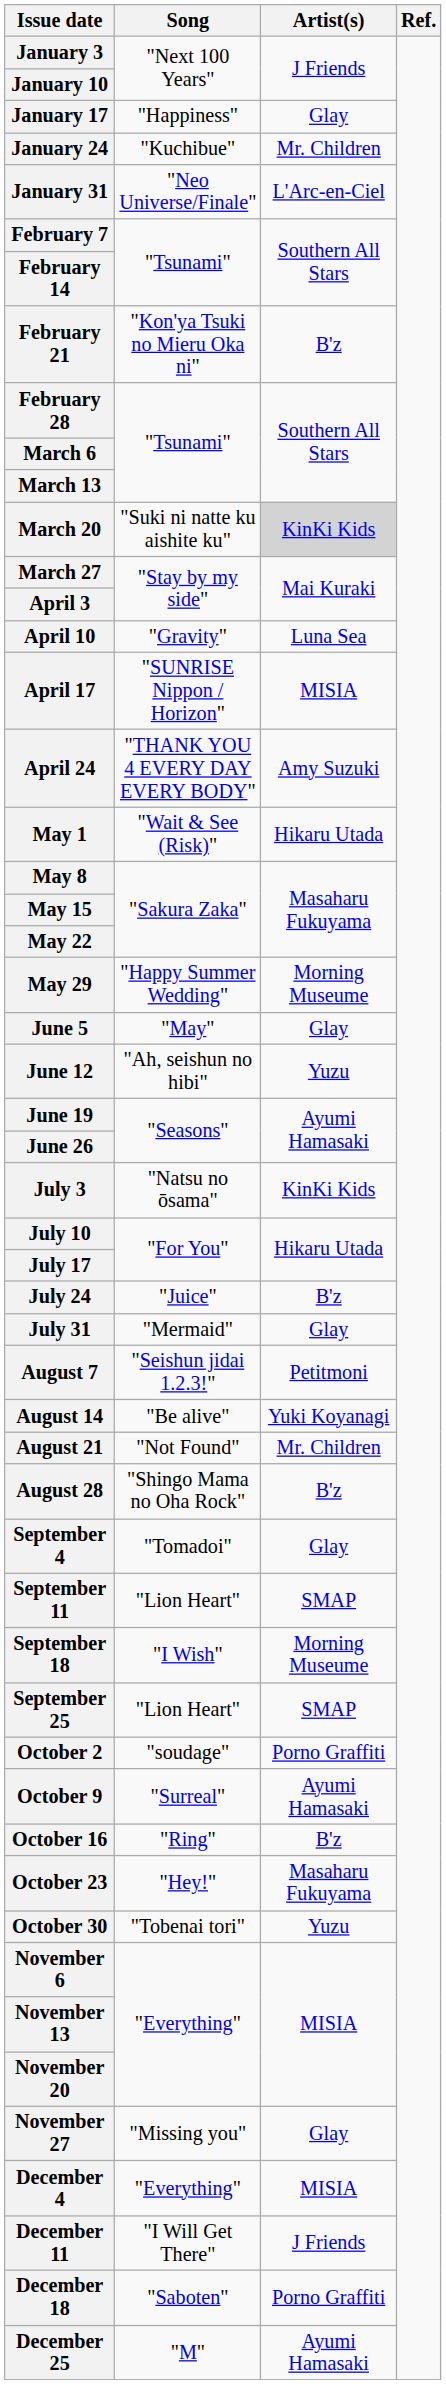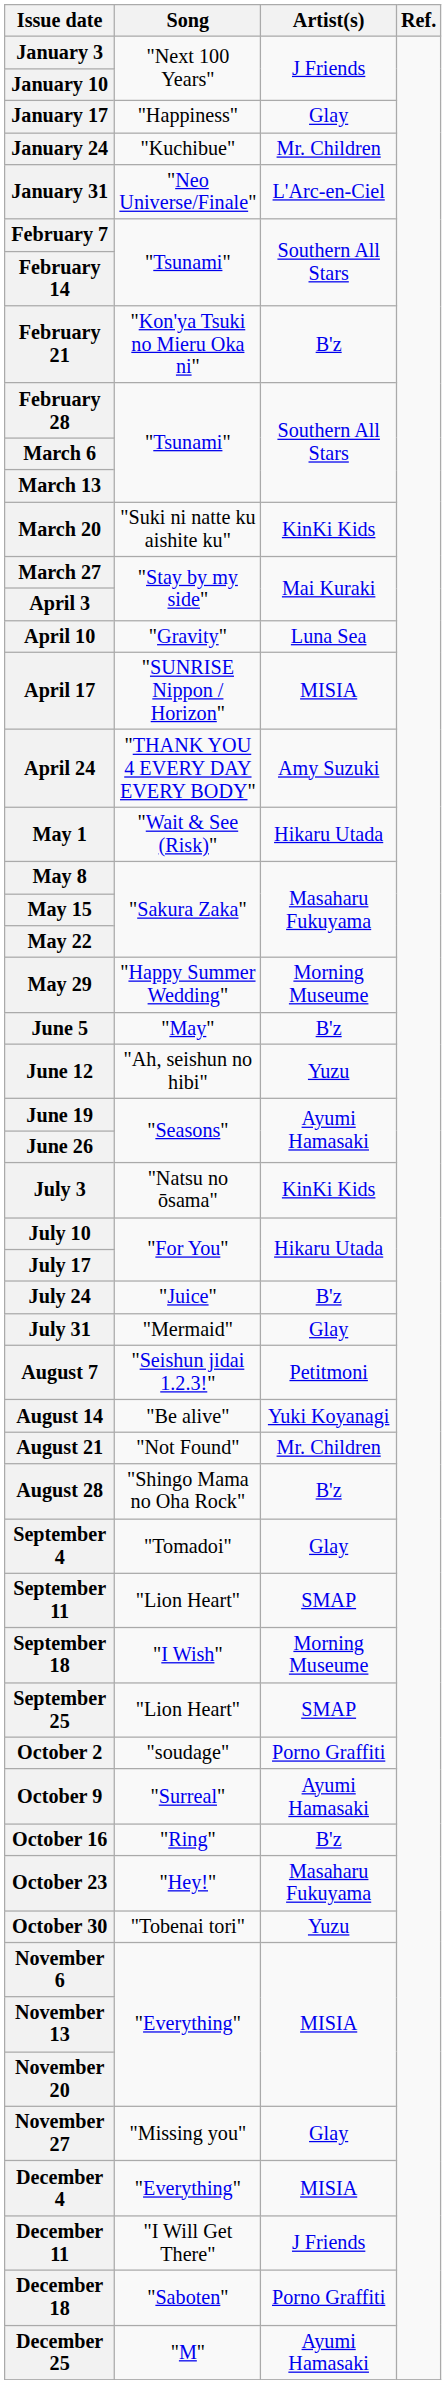(329, 528) lightgrey background -> (329, 528) no background
(329, 1028) Glay -> (329, 1028) B'z
